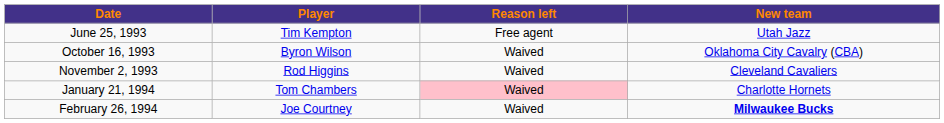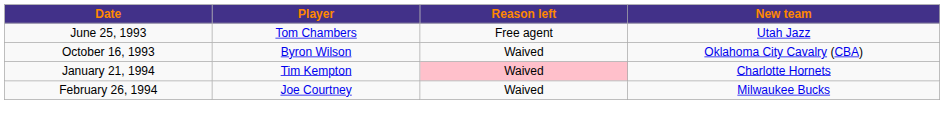(316, 33) Tim Kempton -> (316, 33) Tom Chambers
- row: (108, 71)
(316, 90) Tom Chambers -> (316, 71) Tim Kempton
(784, 109) bold -> (784, 90) normal
